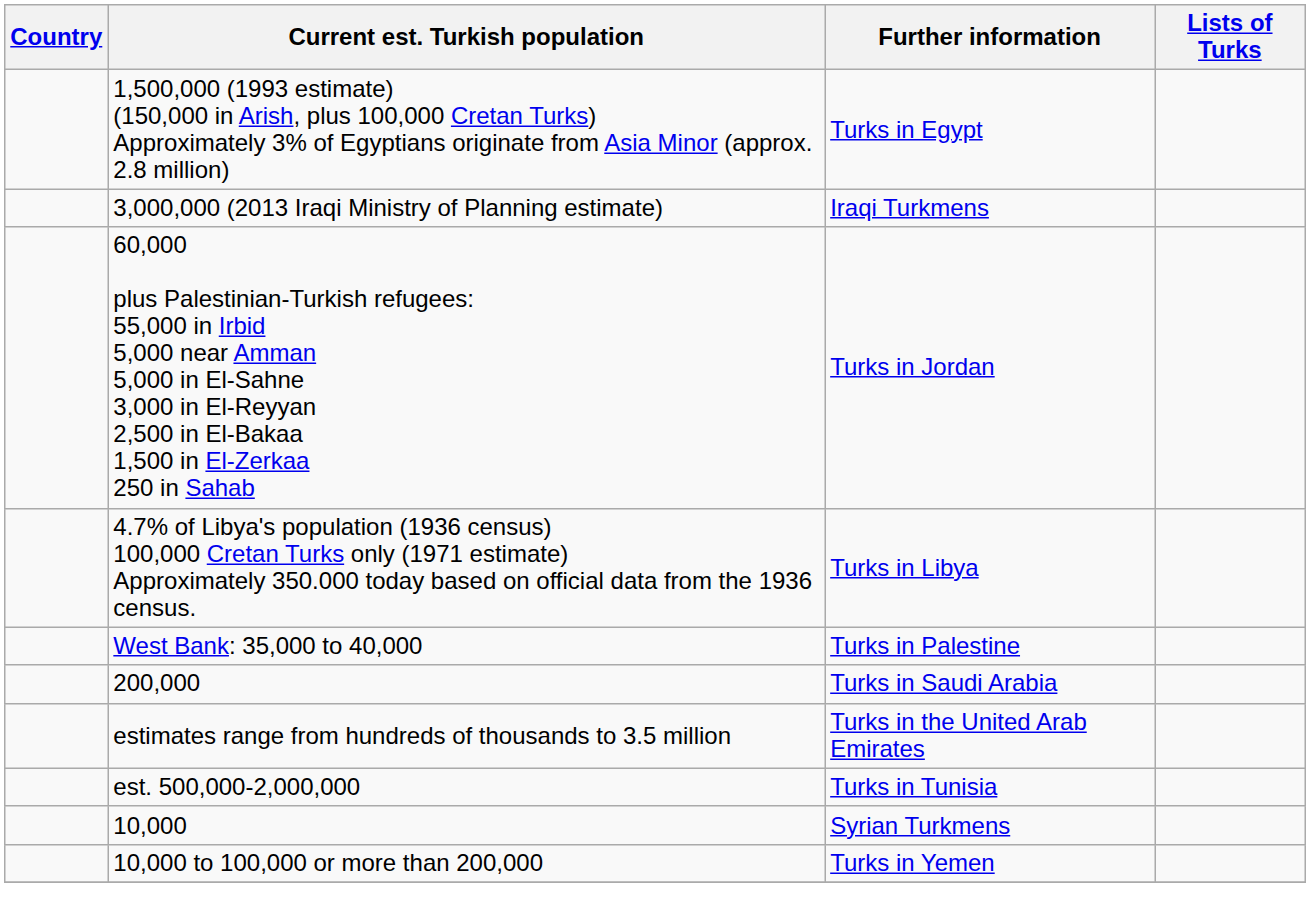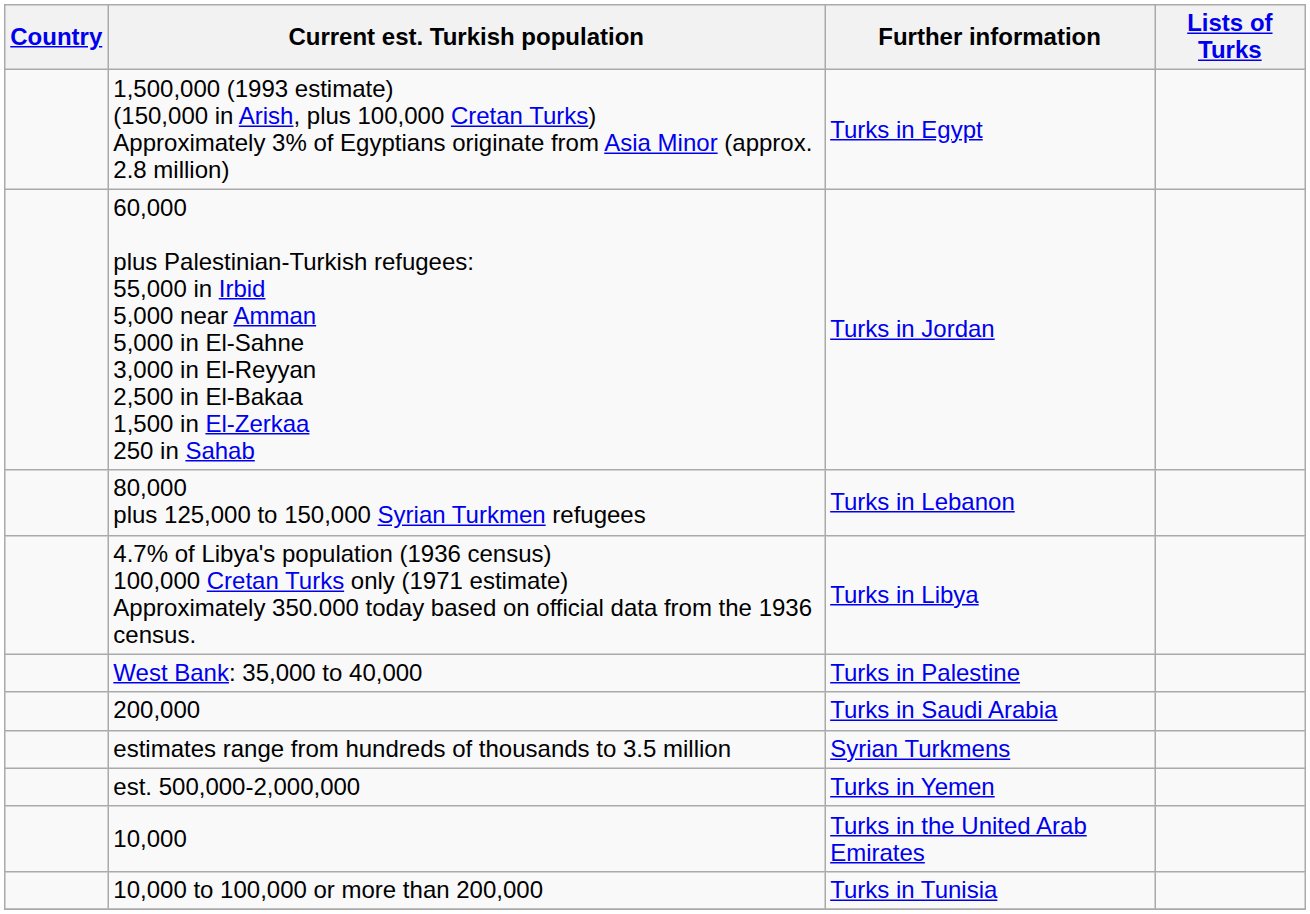- row: (388, 207)
+ row: (380, 502)
(958, 735) Turks in the United Arab Emirates -> (920, 748) Syrian Turkmens
(914, 787) Turks in Tunisia -> (912, 787) Turks in Yemen
(920, 825) Syrian Turkmens -> (958, 838) Turks in the United Arab Emirates
(912, 863) Turks in Yemen -> (914, 890) Turks in Tunisia
